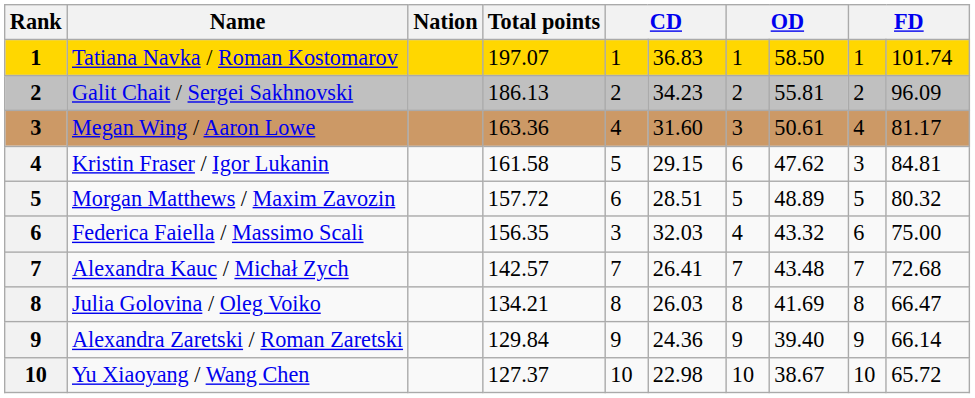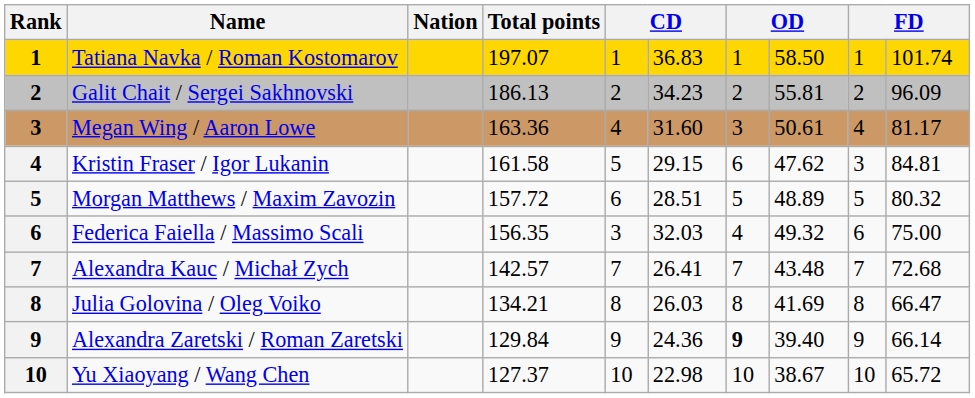(799, 233) 43.32 -> (799, 233) 49.32
(737, 339) normal -> (737, 339) bold
